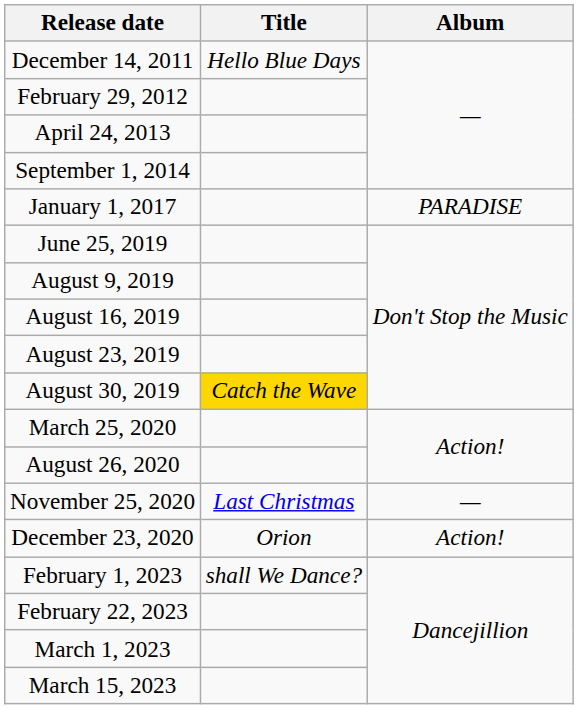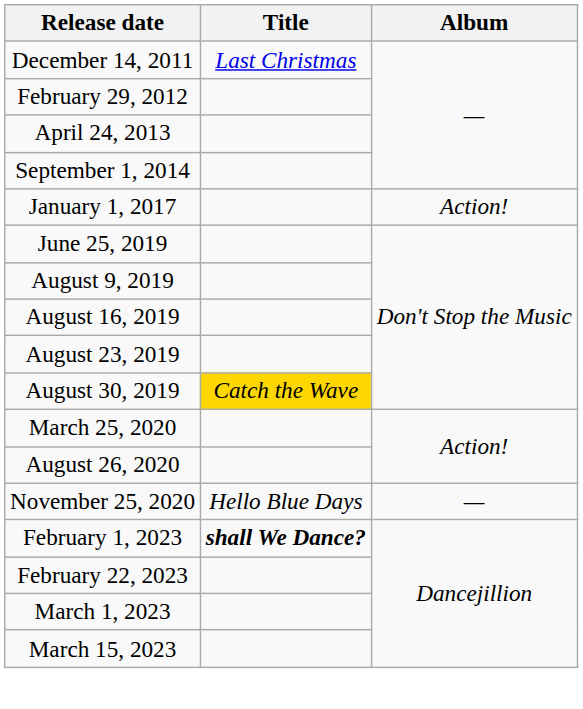(284, 59) Hello Blue Days -> (286, 59) Last Christmas
(470, 206) PARADISE -> (474, 206) Action!
(284, 501) Last Christmas -> (286, 501) Hello Blue Days
- row: (103, 538)
(284, 574) normal -> (286, 538) bold
